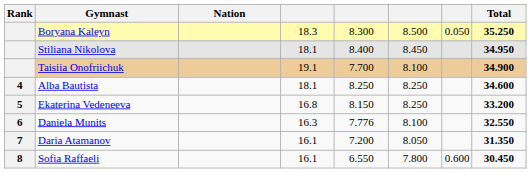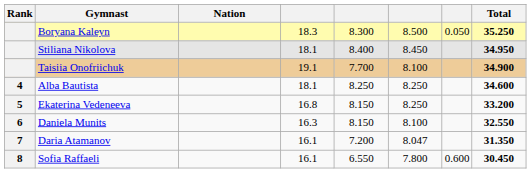(361, 122) 7.776 -> (361, 122) 8.150
(415, 140) 8.050 -> (415, 140) 8.047
